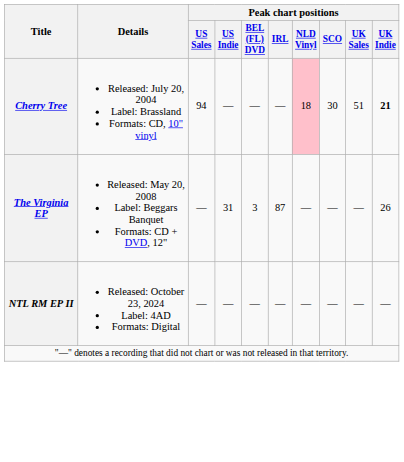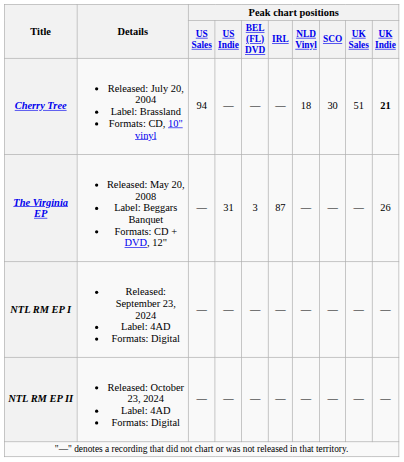(306, 106) pink background -> (306, 106) no background
+ row: (41, 309)
